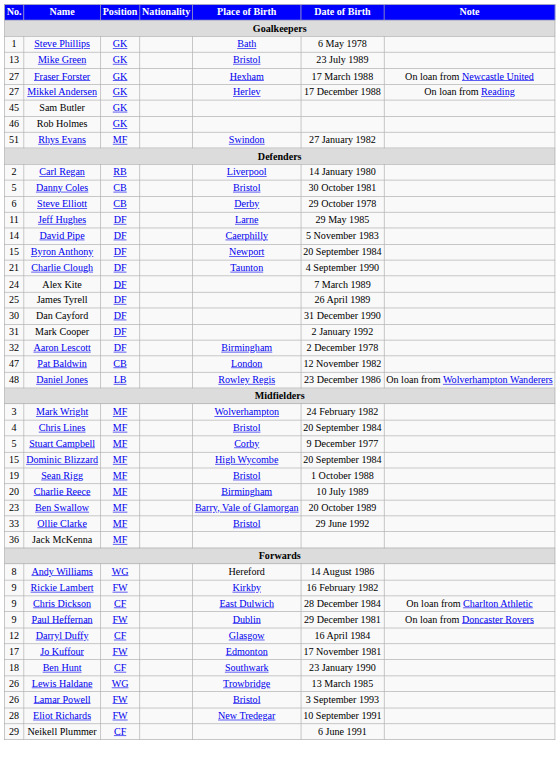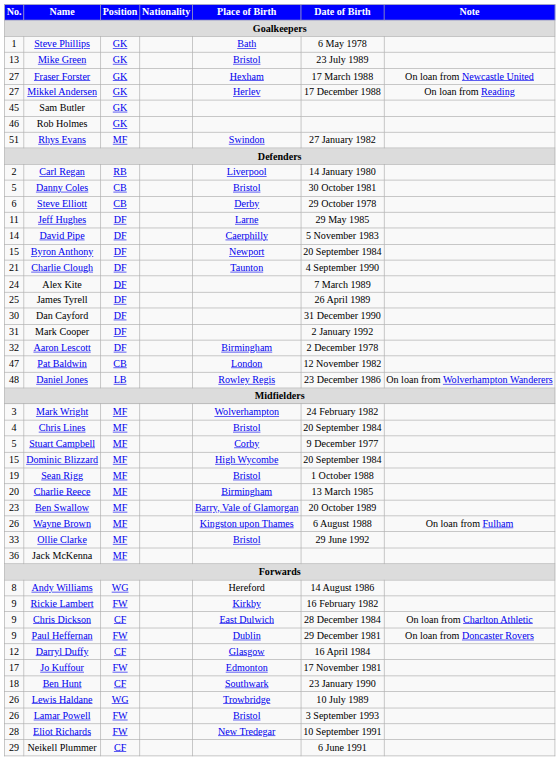(342, 492) 10 July 1989 -> (342, 492) 13 March 1985
+ row: (62, 524)
(342, 683) 13 March 1985 -> (342, 699) 10 July 1989
